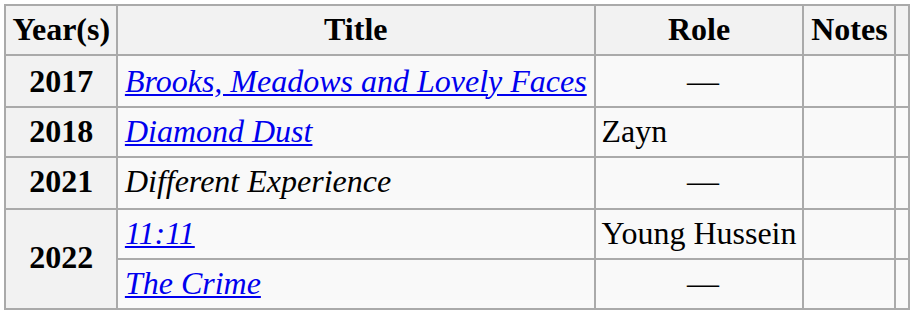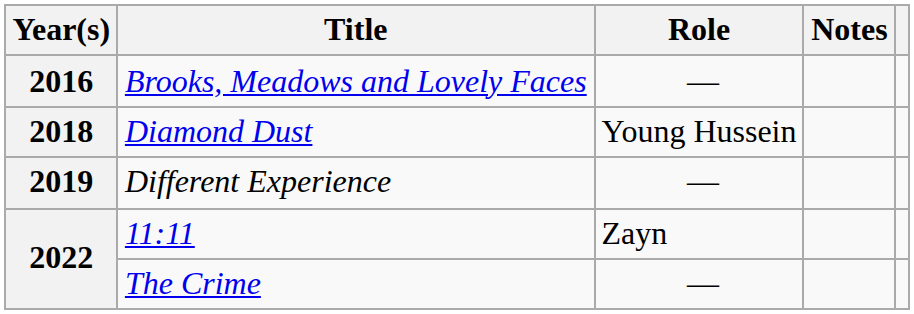(61, 80) 2017 -> (61, 80) 2016
(634, 131) Zayn -> (699, 131) Young Hussein
(61, 182) 2021 -> (61, 182) 2019
(699, 232) Young Hussein -> (634, 232) Zayn
